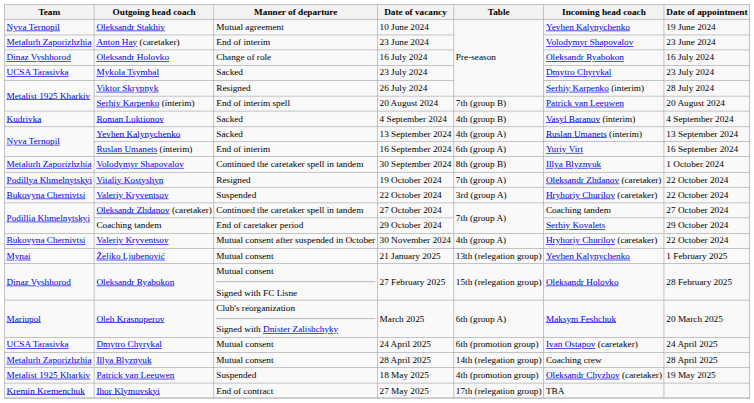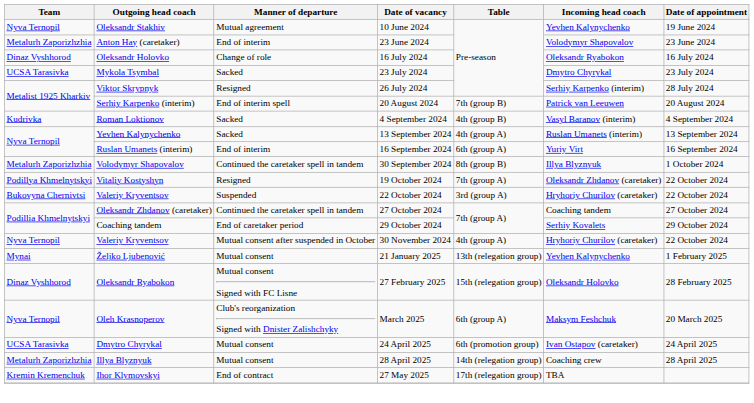(46, 240) Bukovyna Chernivtsi -> (33, 240) Nyva Ternopil
(24, 318) Mariupol -> (33, 318) Nyva Ternopil
- row: (404, 375)
